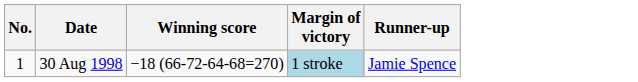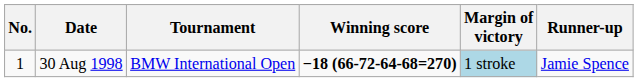+ column: (213, 27)
(207, 63) normal -> (380, 63) bold
